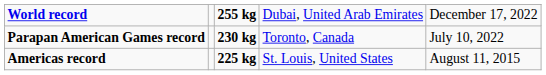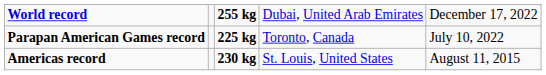(237, 37) 230 kg -> (237, 37) 225 kg
(237, 59) 225 kg -> (237, 59) 230 kg
